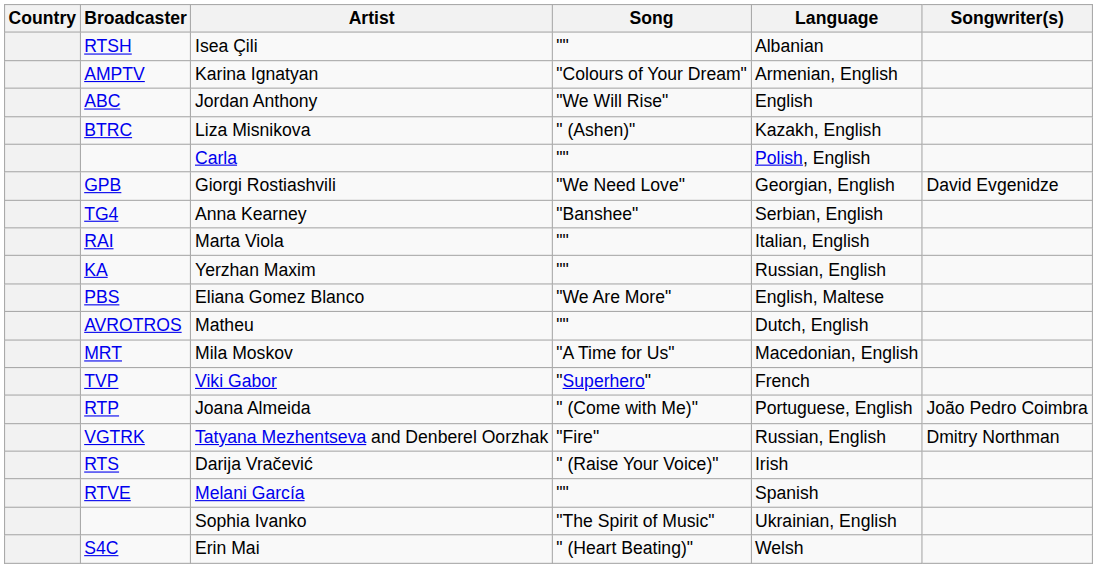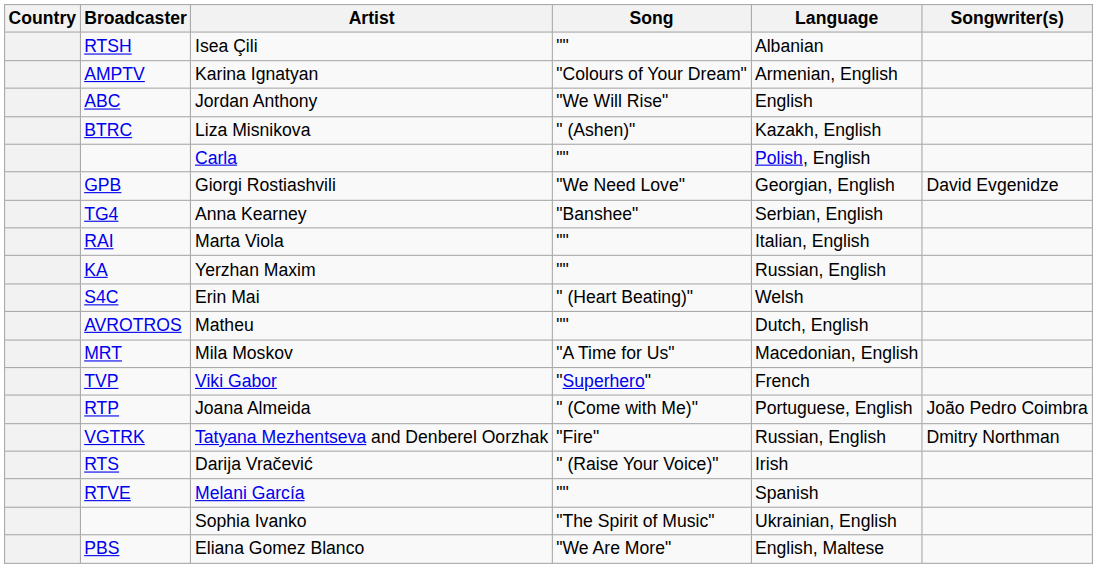rows swapped: (280, 297) <-> (227, 548)
